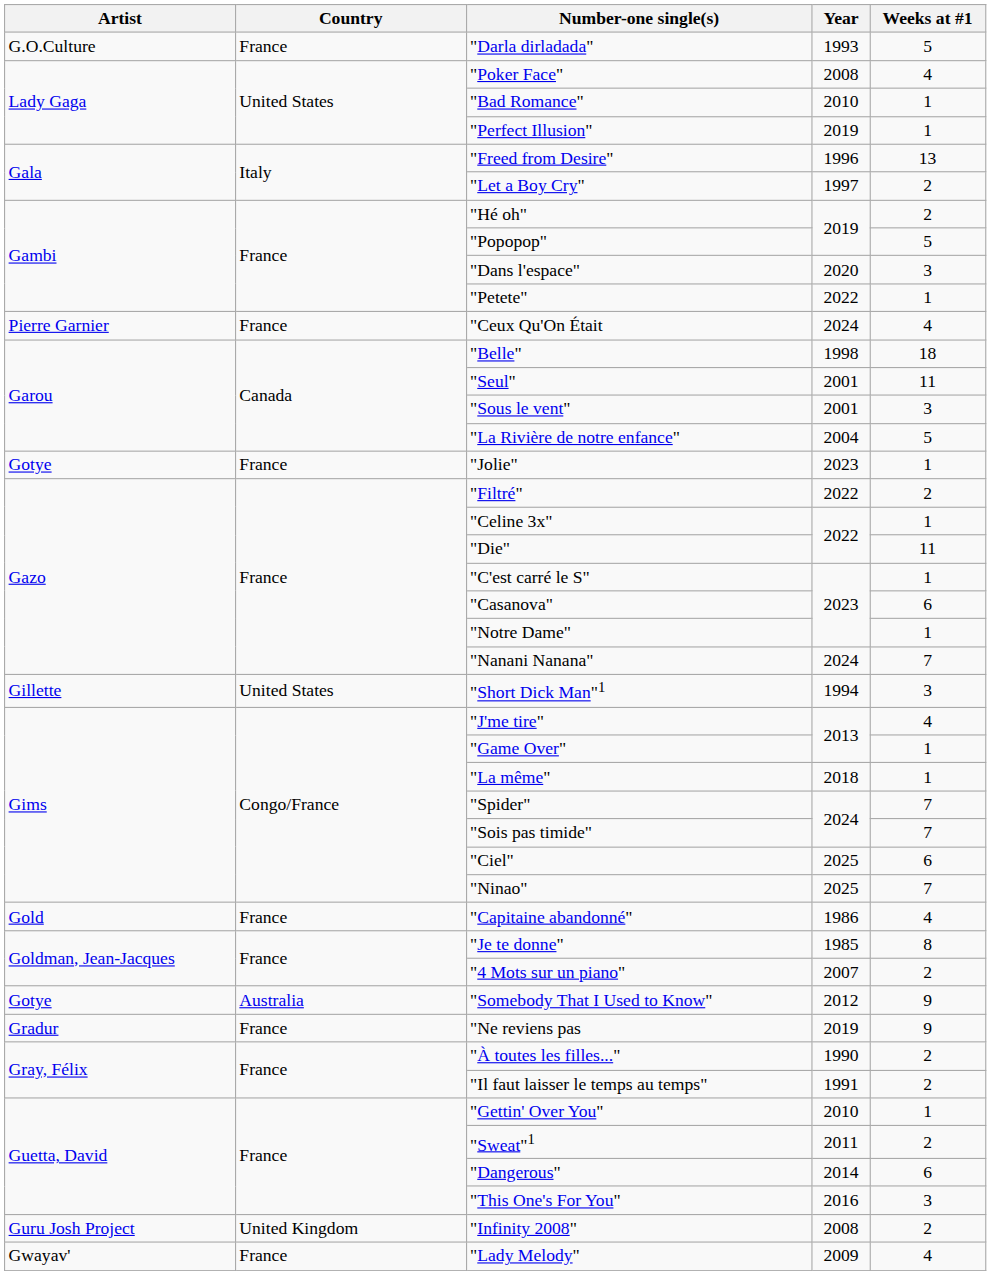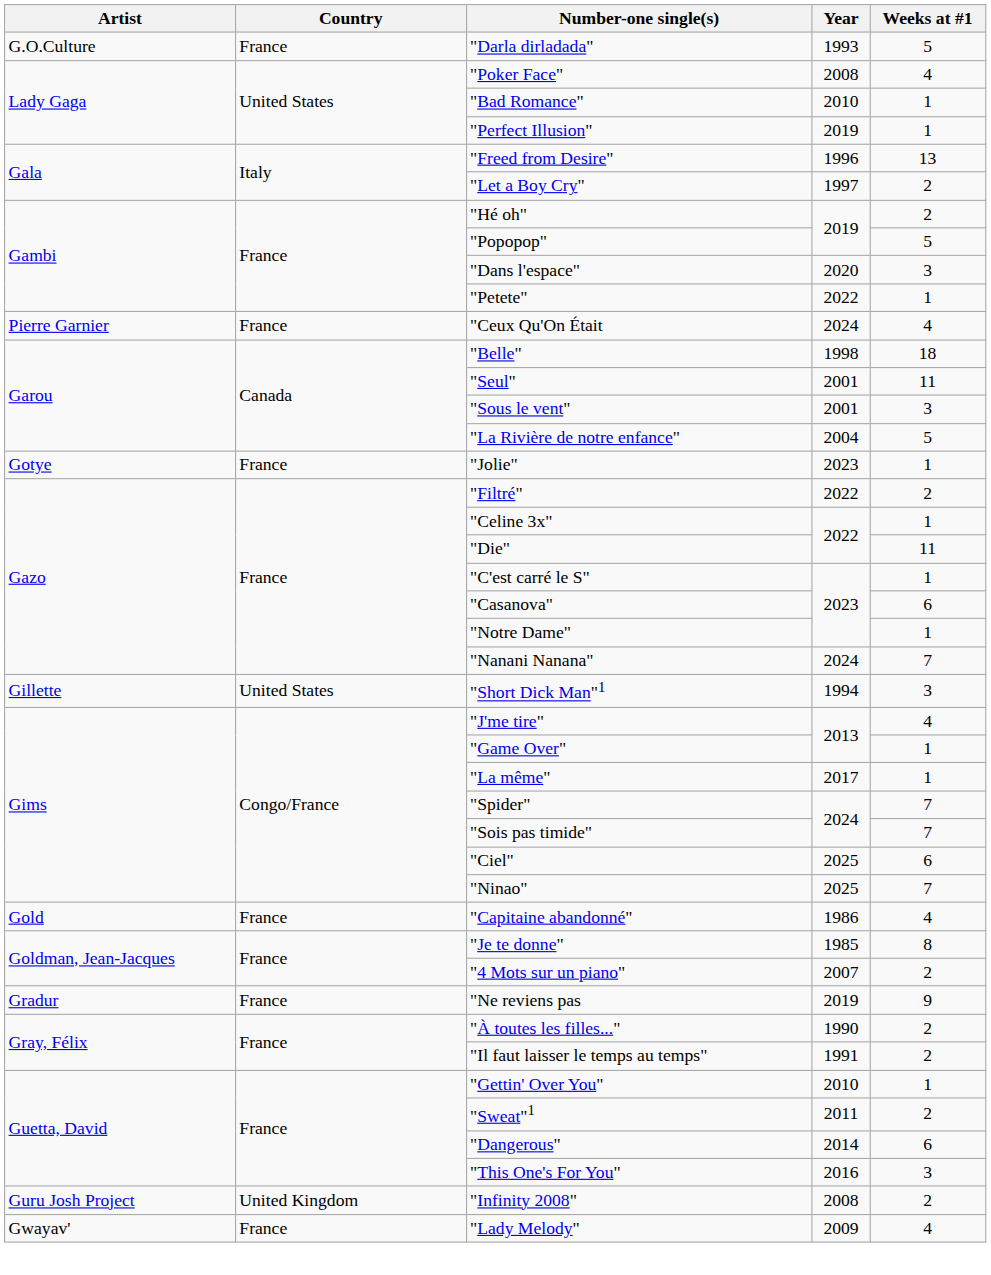(841, 776) 2018 -> (841, 776) 2017
- row: (591, 1000)
